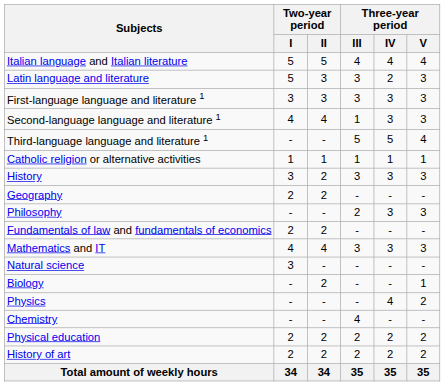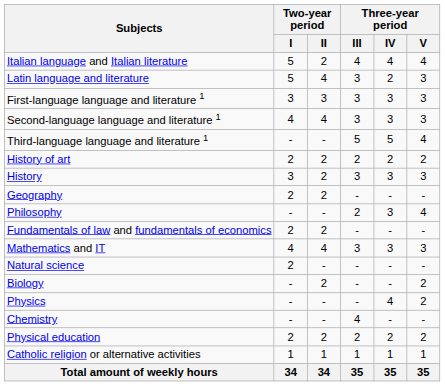(324, 61) 5 -> (324, 61) 2
(324, 79) 3 -> (324, 79) 4
(357, 119) 1 -> (357, 119) 3
rows swapped: (39, 354) <-> (104, 159)
(423, 212) 3 -> (423, 212) 4
(291, 265) 3 -> (291, 265) 2
(423, 283) 1 -> (423, 283) 2
